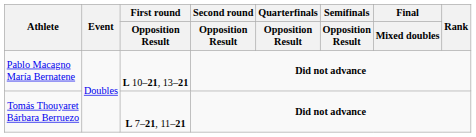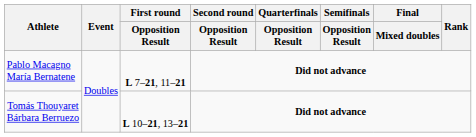(156, 83) L 10–21, 13–21 -> (156, 83) L 7–21, 11–21
(156, 124) L 7–21, 11–21 -> (156, 124) L 10–21, 13–21
